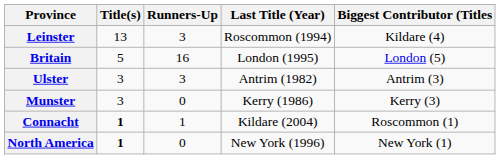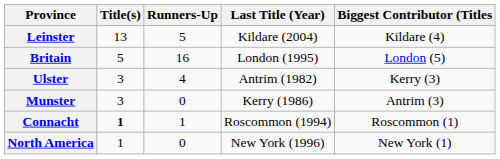(182, 36) 3 -> (182, 36) 5
(278, 36) Roscommon (1994) -> (278, 36) Kildare (2004)
(182, 79) 3 -> (182, 79) 4
(415, 79) Antrim (3) -> (415, 79) Kerry (3)
(415, 100) Kerry (3) -> (415, 100) Antrim (3)
(278, 121) Kildare (2004) -> (278, 121) Roscommon (1994)
(120, 143) bold -> (120, 143) normal
